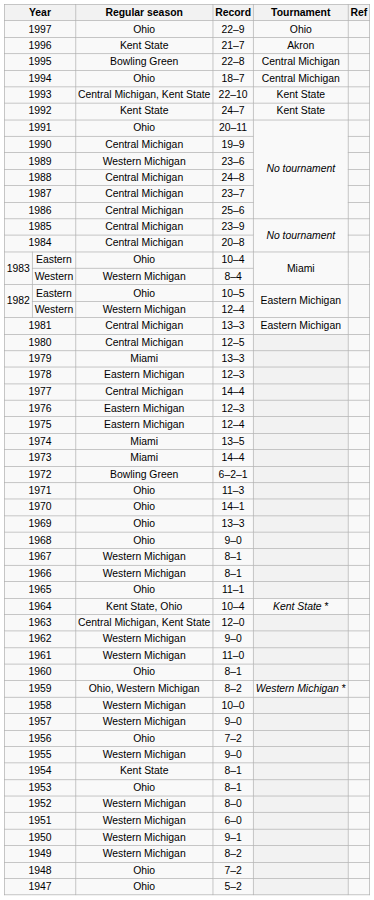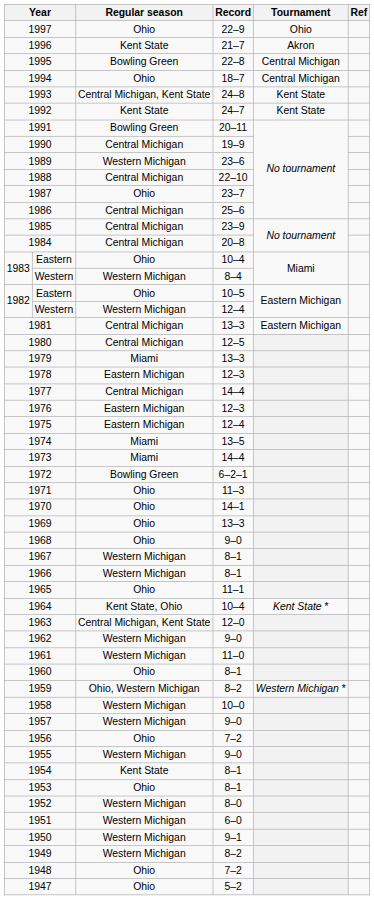(233, 95) 22–10 -> (233, 95) 24–8
(144, 128) Ohio -> (144, 128) Bowling Green
(233, 177) 24–8 -> (233, 177) 22–10
(144, 194) Central Michigan -> (144, 194) Ohio
